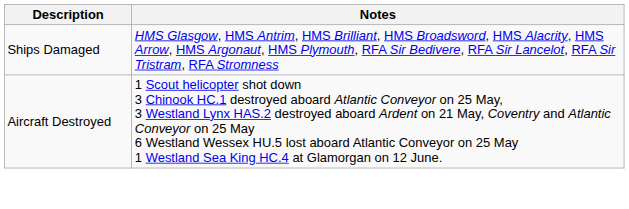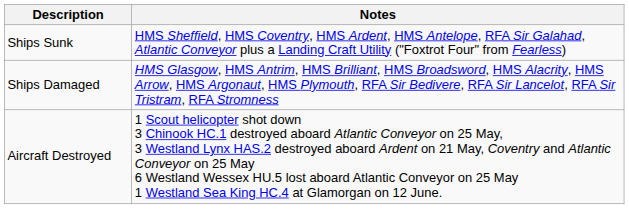+ row: (40, 42)
